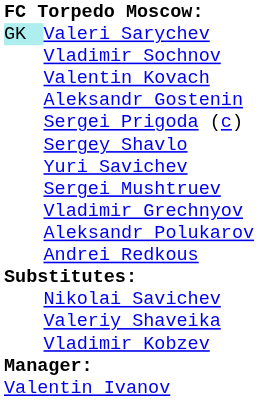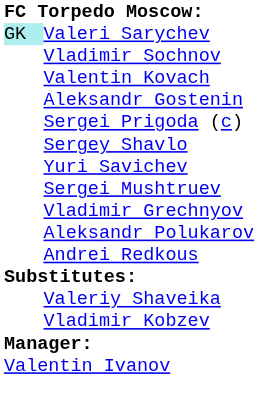- row: (132, 300)
